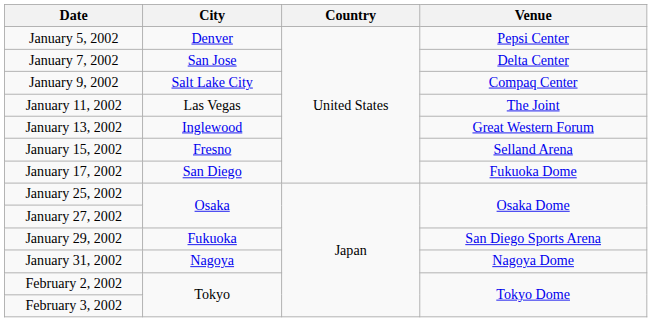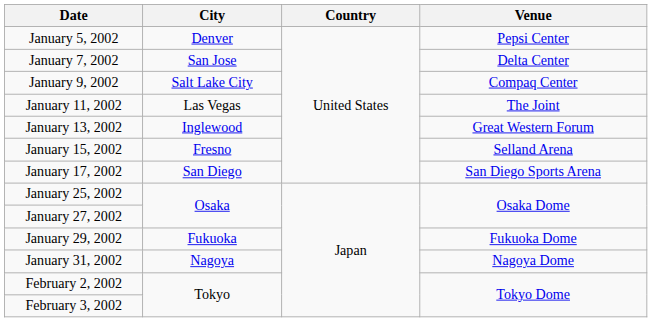(533, 171) Fukuoka Dome -> (533, 171) San Diego Sports Arena
(533, 238) San Diego Sports Arena -> (533, 238) Fukuoka Dome
